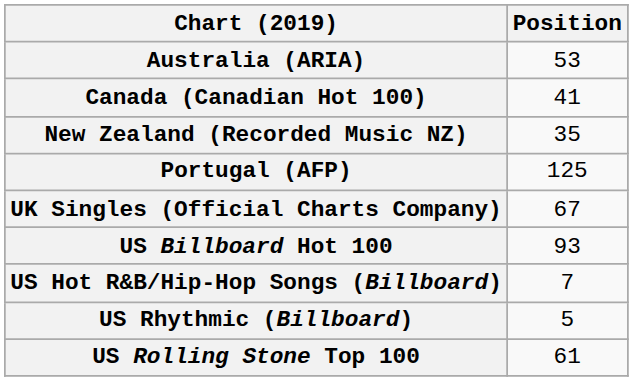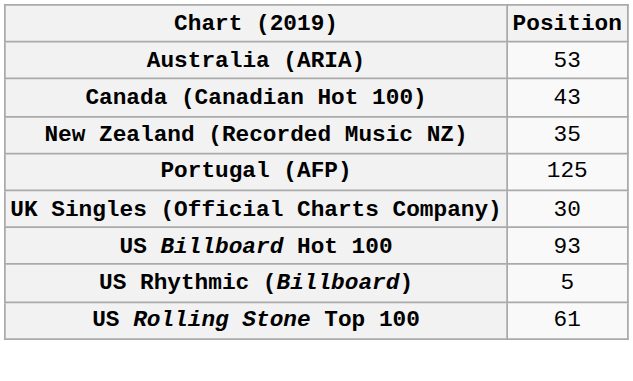(567, 98) 41 -> (567, 98) 43
(567, 209) 67 -> (567, 209) 30
- row: (256, 283)
